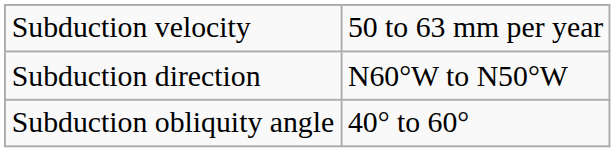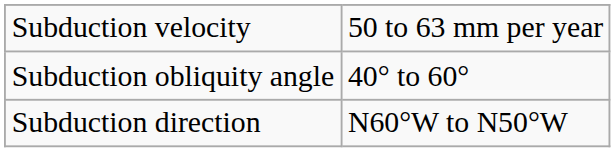rows swapped: (136, 75) <-> (173, 122)
